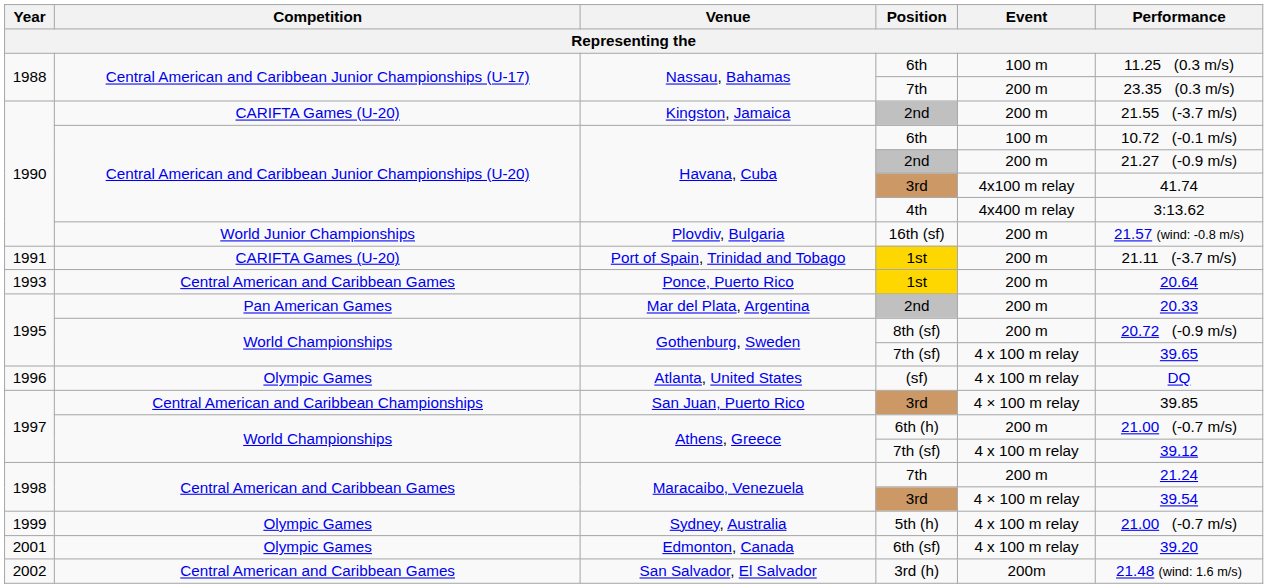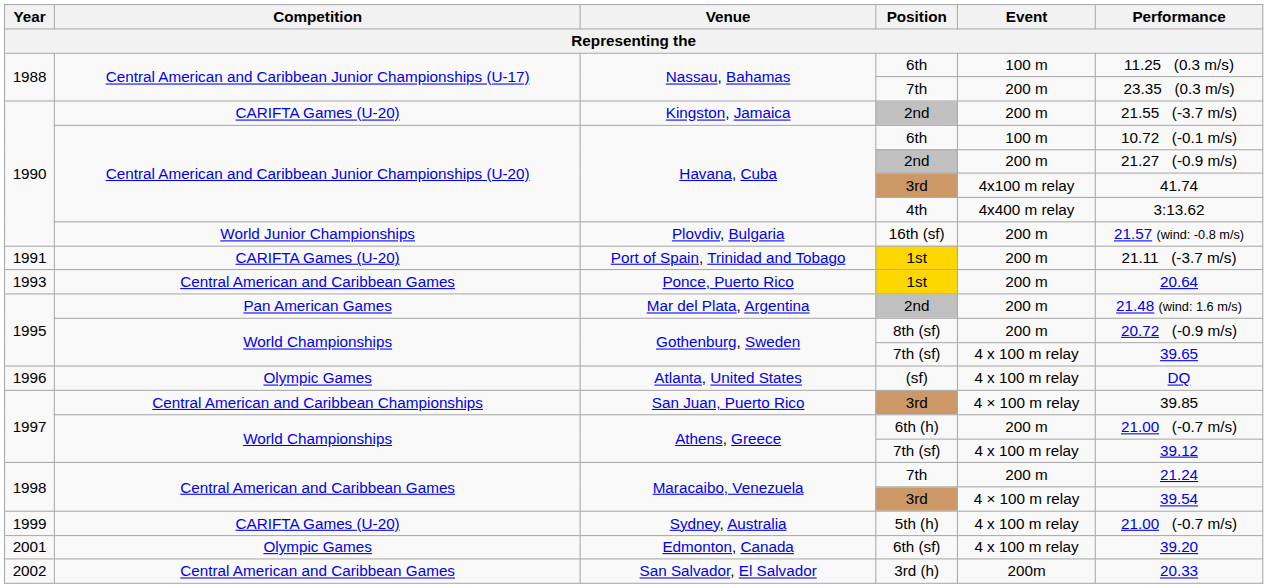(1179, 306) 20.33 -> (1179, 306) 21.48 (wind: 1.6 m/s)
(318, 523) Olympic Games -> (318, 523) CARIFTA Games (U-20)
(1179, 572) 21.48 (wind: 1.6 m/s) -> (1179, 572) 20.33
